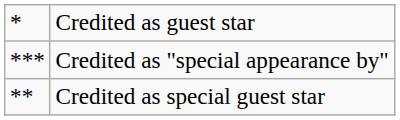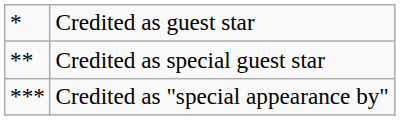rows swapped: (190, 96) <-> (222, 59)
